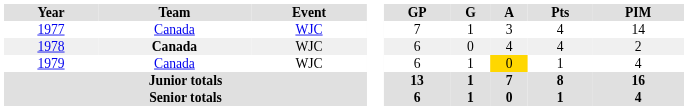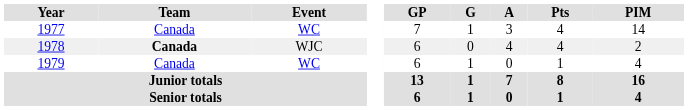(309, 29) WJC -> (309, 29) WC
(309, 63) WJC -> (309, 63) WC
(509, 63) gold background -> (509, 63) no background
